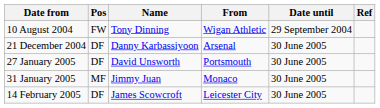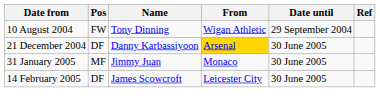(220, 45) no background -> (220, 45) gold background
- row: (41, 62)
